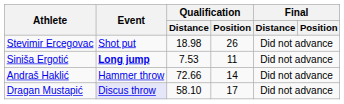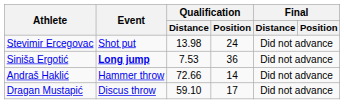(189, 44) 18.98 -> (189, 44) 13.98
(232, 44) 26 -> (232, 44) 24
(232, 60) 11 -> (232, 60) 36
(127, 91) lavender background -> (127, 91) no background
(189, 91) 58.10 -> (189, 91) 59.10
